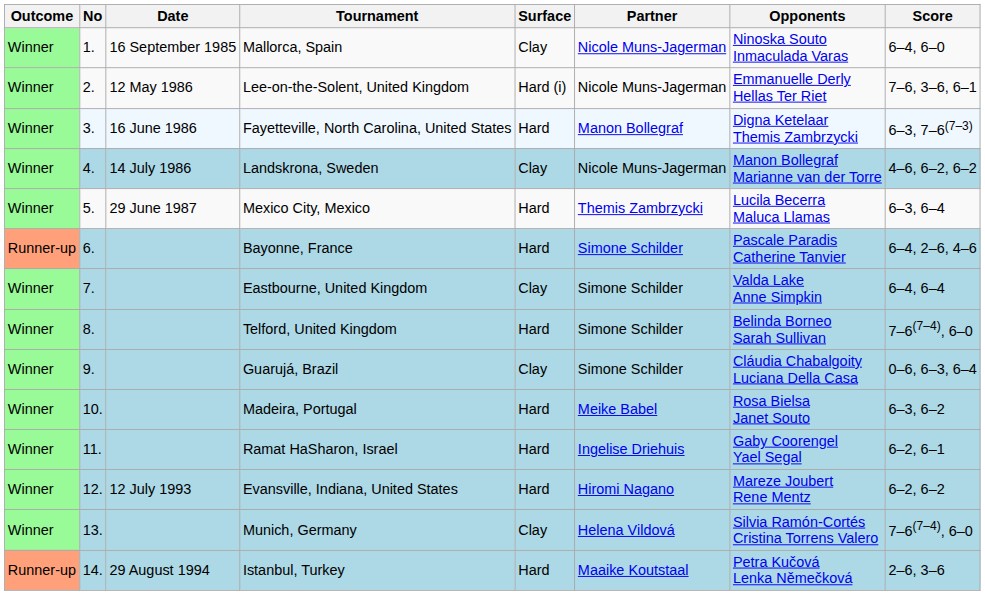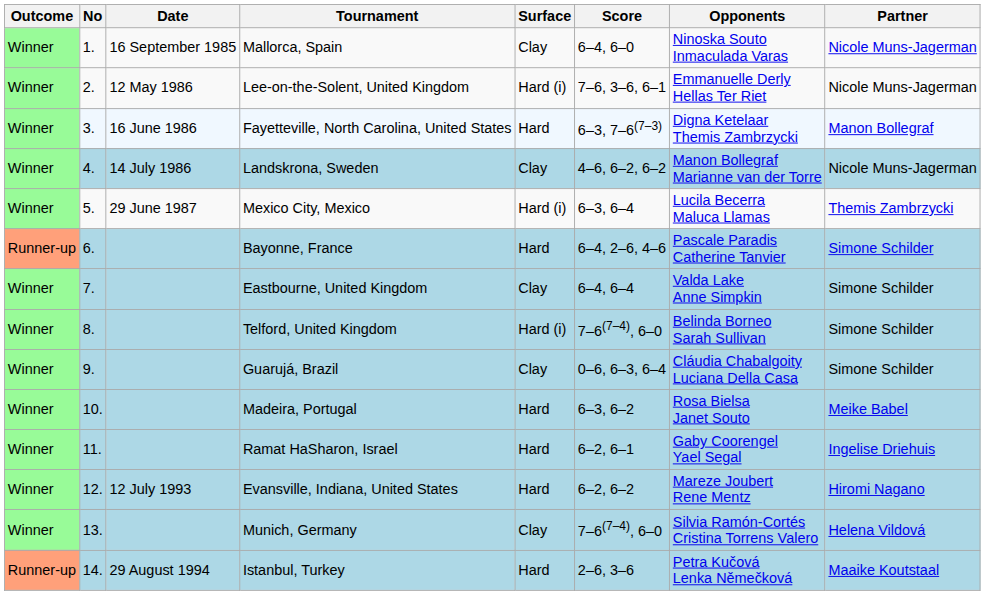columns swapped: (652, 15) <-> (933, 15)
(534, 208) Hard -> (542, 208) Hard (i)
(534, 328) Hard -> (542, 328) Hard (i)
